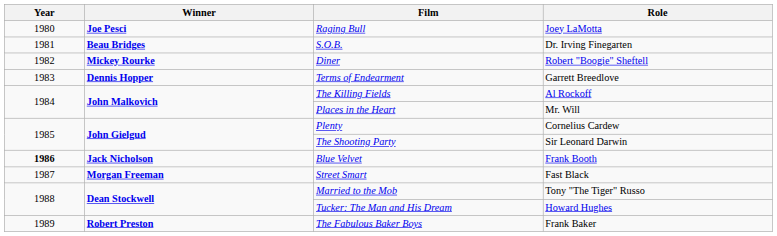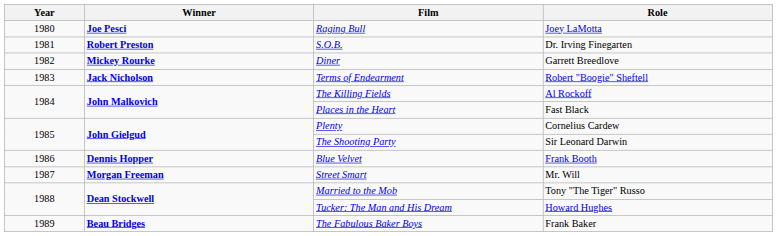(116, 45) Beau Bridges -> (120, 45) Robert Preston
(597, 61) Robert "Boogie" Sheftell -> (582, 61) Garrett Breedlove
(120, 77) Dennis Hopper -> (120, 77) Jack Nicholson
(582, 77) Garrett Breedlove -> (597, 77) Robert "Boogie" Sheftell
(563, 110) Mr. Will -> (567, 110) Fast Black
(44, 158) bold -> (44, 158) normal
(120, 158) Jack Nicholson -> (120, 158) Dennis Hopper
(567, 175) Fast Black -> (563, 175) Mr. Will
(120, 223) Robert Preston -> (116, 223) Beau Bridges
